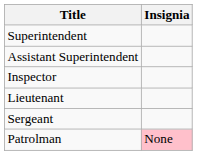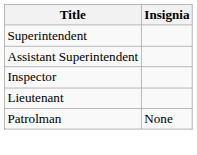- row: (30, 118)
(159, 139) pink background -> (159, 118) no background
